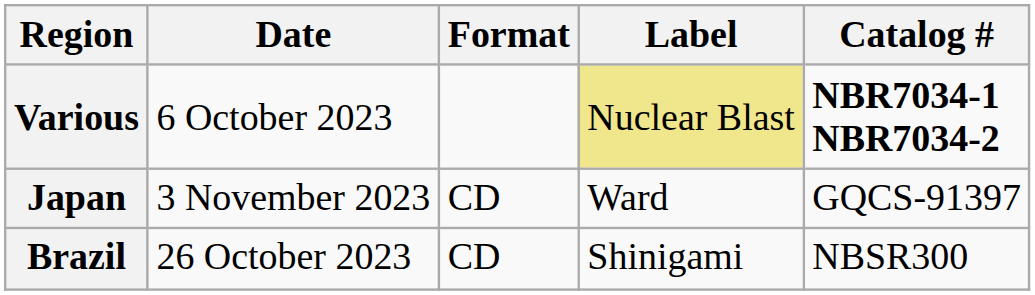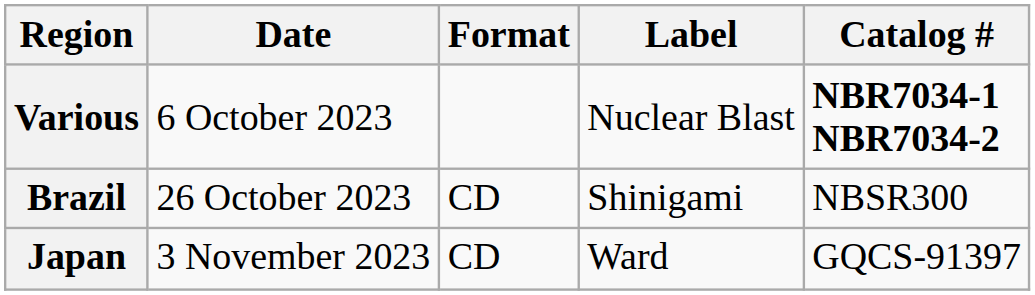(691, 116) khaki background -> (691, 116) no background
rows swapped: (76, 257) <-> (76, 197)
